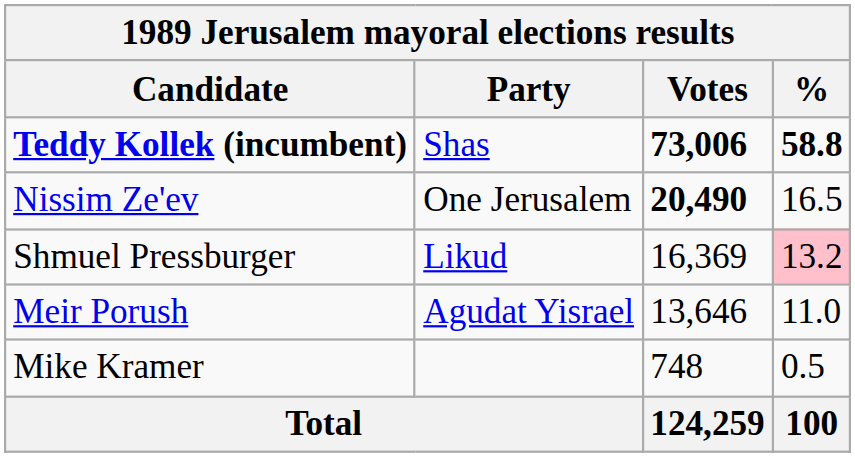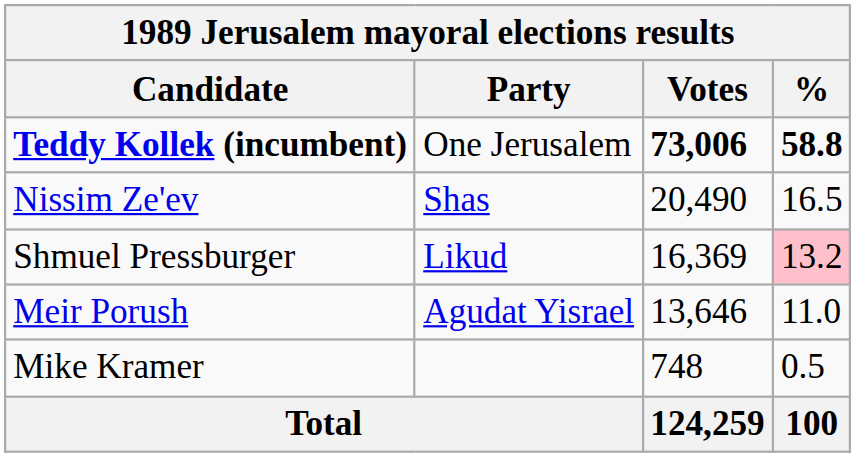(456, 144) Shas -> (527, 144) One Jerusalem
(527, 199) One Jerusalem -> (456, 199) Shas
(699, 199) bold -> (699, 199) normal
